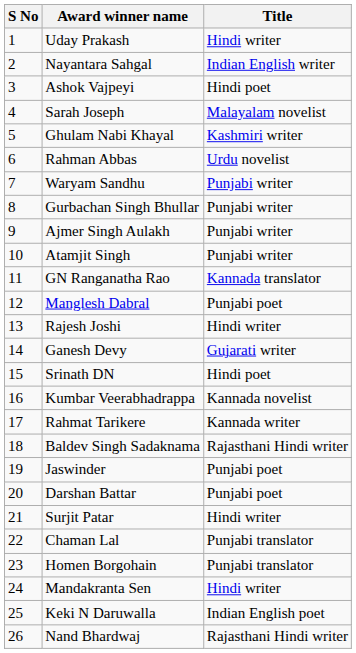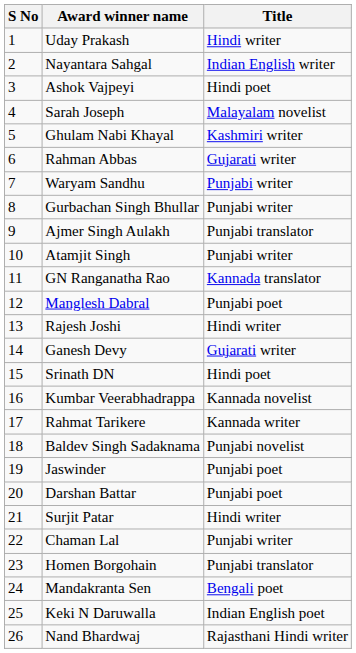(248, 159) Urdu novelist -> (251, 159) Gujarati writer
(250, 231) Punjabi writer -> (260, 231) Punjabi translator
(277, 445) Rajasthani Hindi writer -> (256, 445) Punjabi novelist
(260, 541) Punjabi translator -> (250, 541) Punjabi writer
(244, 588) Hindi writer -> (245, 588) Bengali poet
